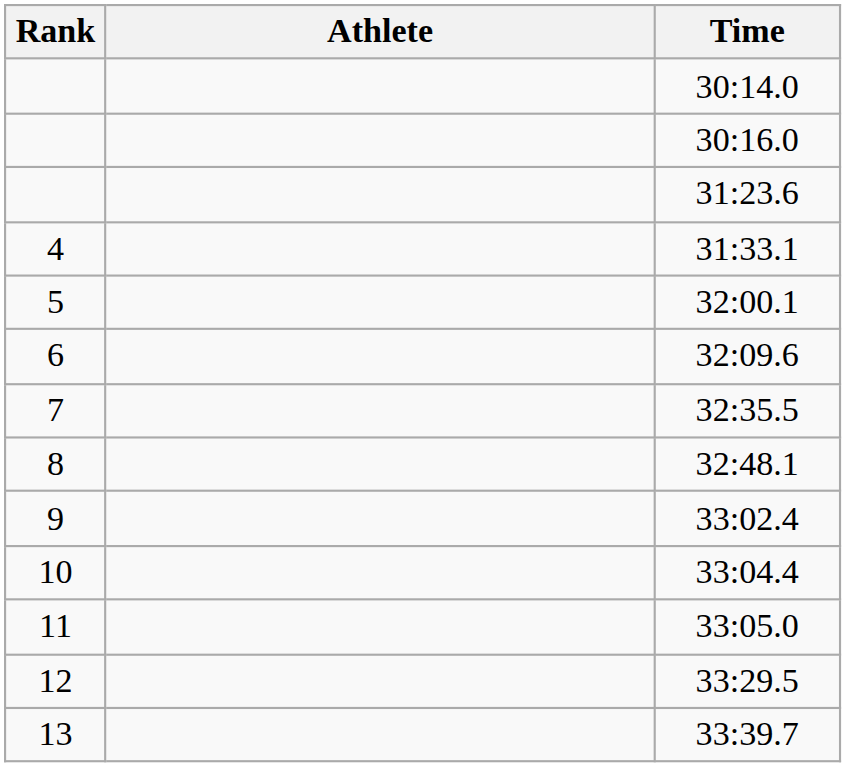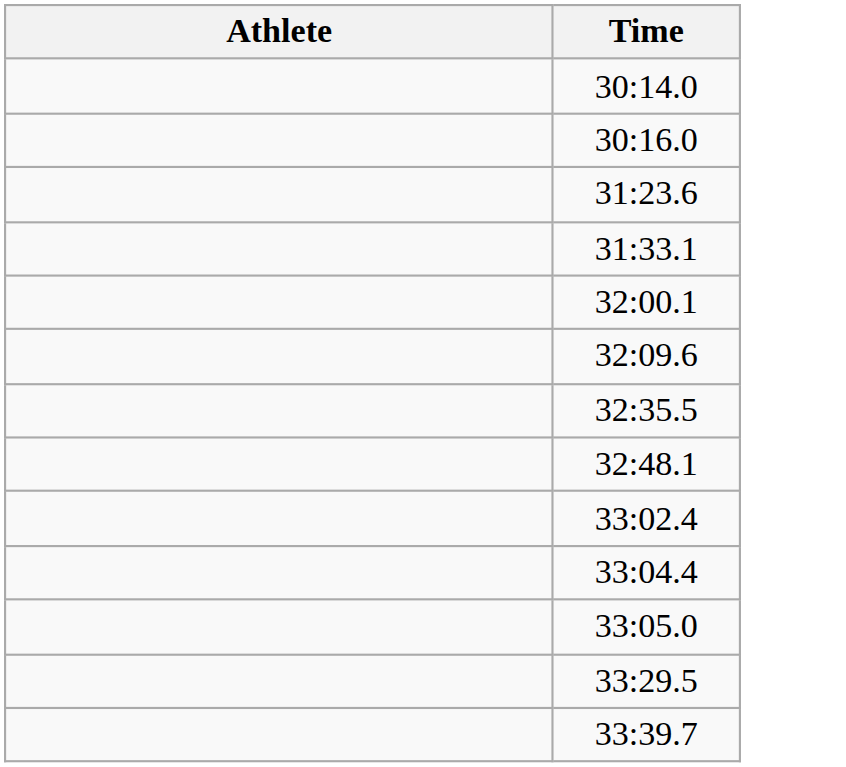- column: (56, 31)
